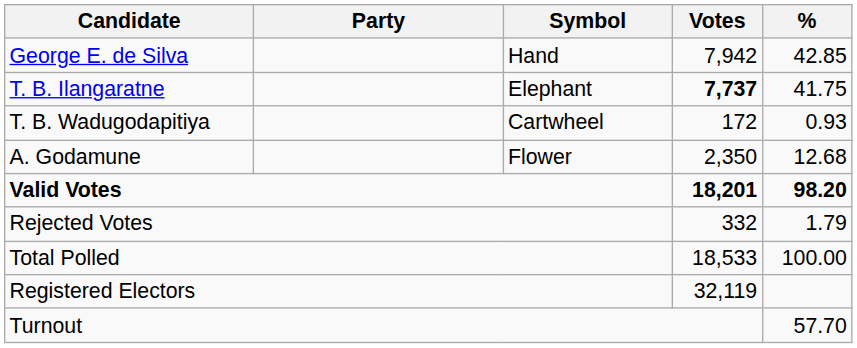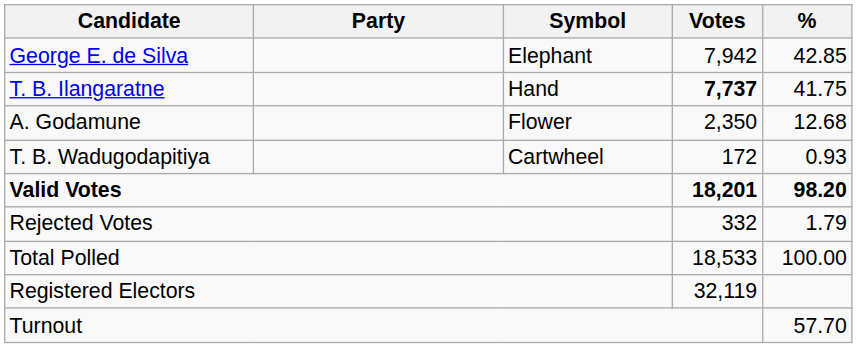(533, 55) Hand -> (550, 55) Elephant
(550, 88) Elephant -> (533, 88) Hand
rows swapped: (75, 156) <-> (110, 122)
